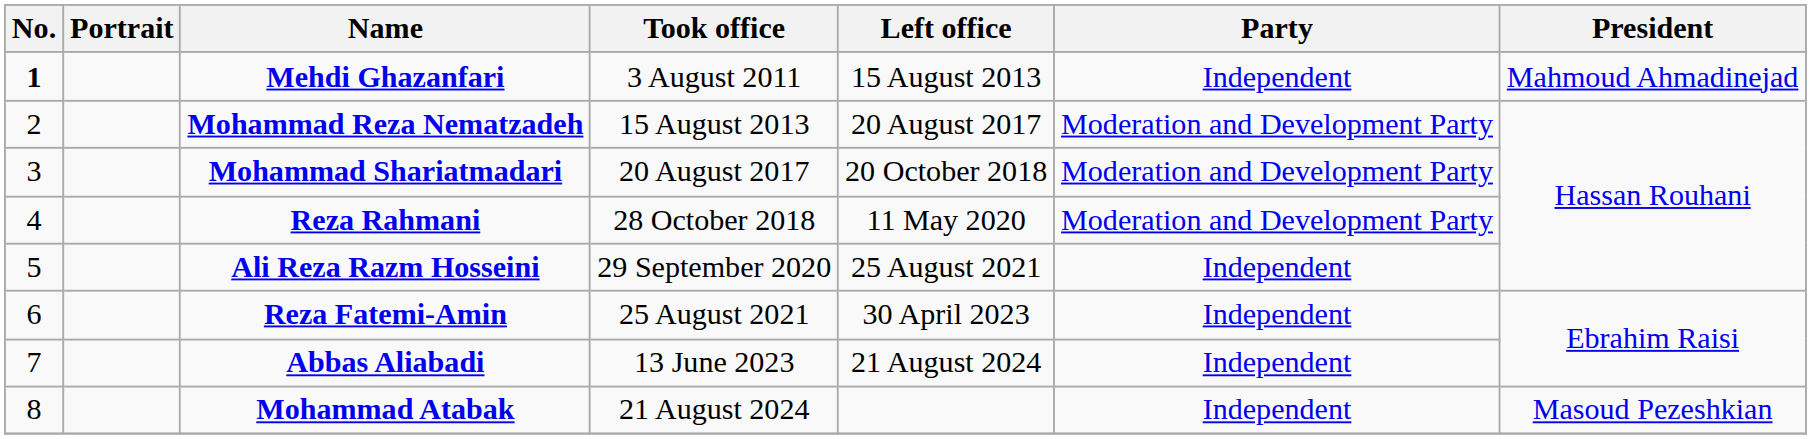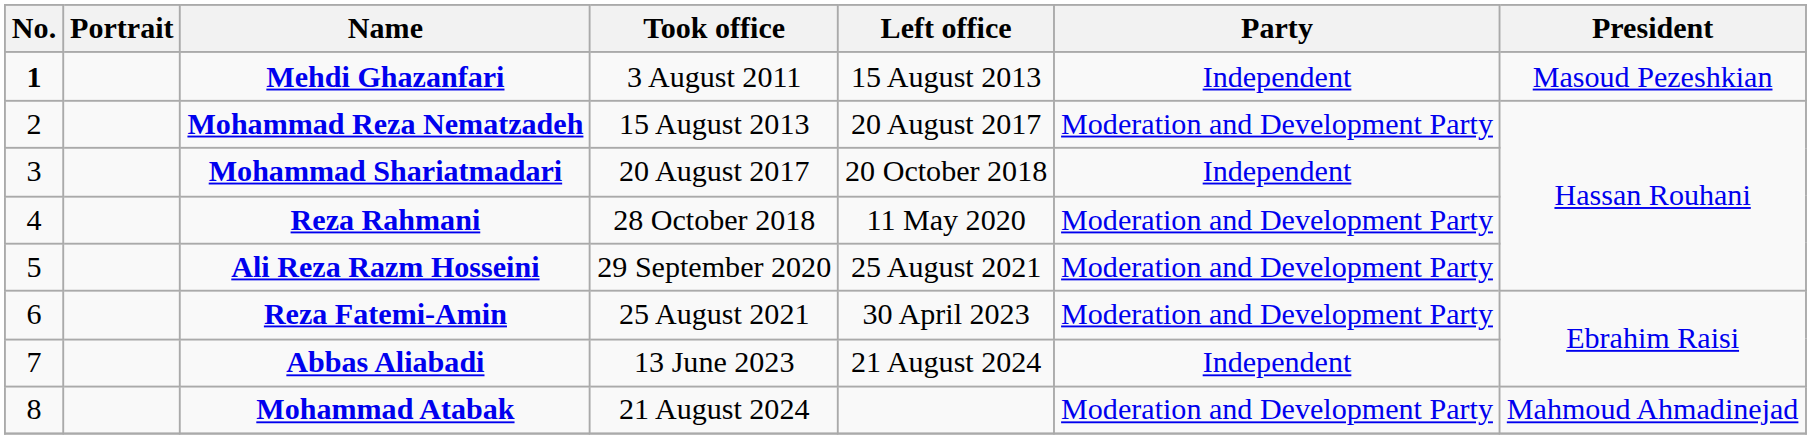(1653, 76) Mahmoud Ahmadinejad -> (1653, 76) Masoud Pezeshkian
(1277, 171) Moderation and Development Party -> (1277, 171) Independent
(1277, 266) Independent -> (1277, 266) Moderation and Development Party
(1277, 314) Independent -> (1277, 314) Moderation and Development Party
(1277, 409) Independent -> (1277, 409) Moderation and Development Party
(1653, 409) Masoud Pezeshkian -> (1653, 409) Mahmoud Ahmadinejad
